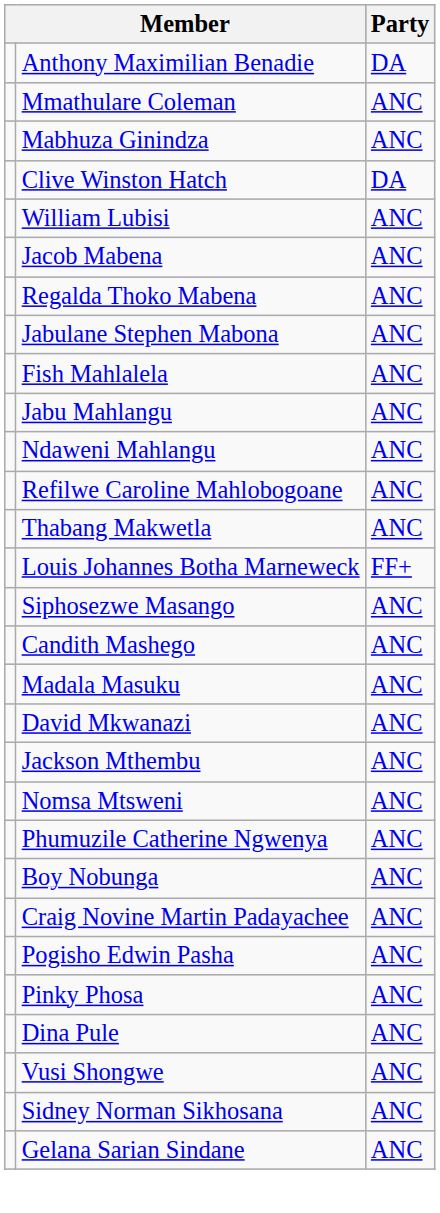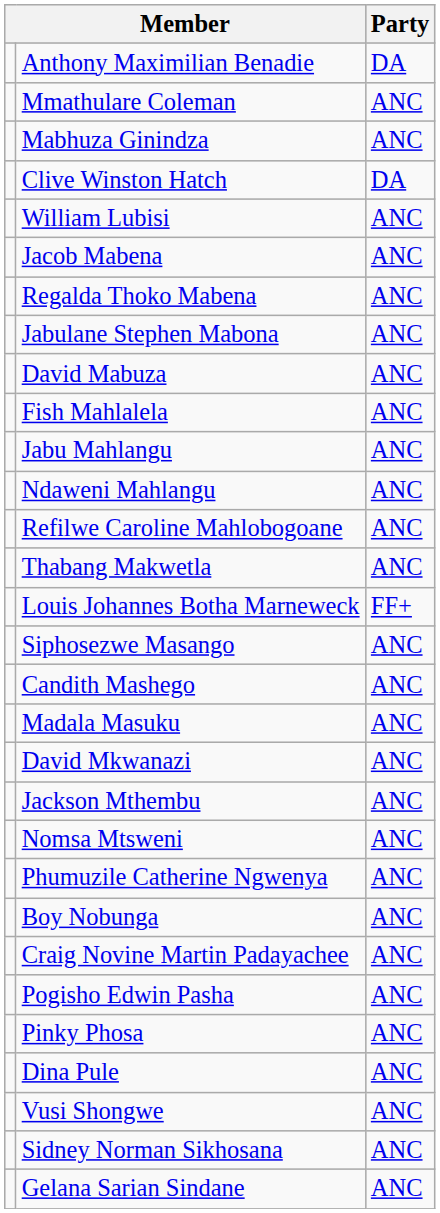+ row: (94, 373)
